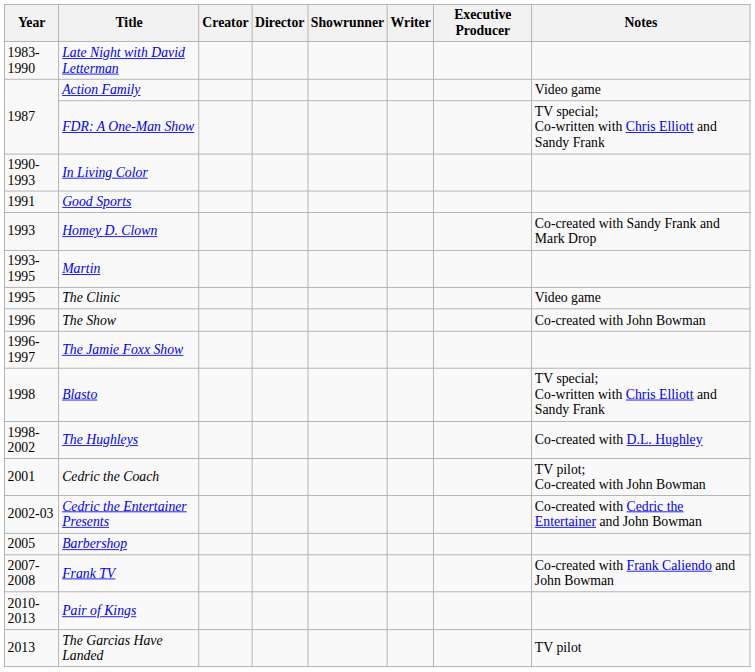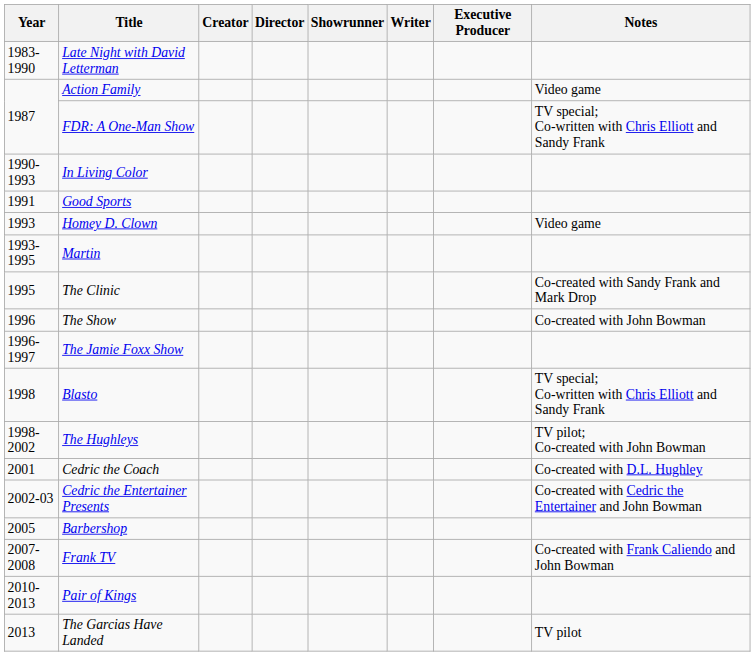(627, 231) Co-created with Sandy Frank and Mark Drop -> (568, 223) Video game
(568, 298) Video game -> (627, 290) Co-created with Sandy Frank and Mark Drop
(619, 439) Co-created with D.L. Hughley -> (620, 439) TV pilot; Co-created with John Bowman
(620, 477) TV pilot; Co-created with John Bowman -> (619, 469) Co-created with D.L. Hughley
